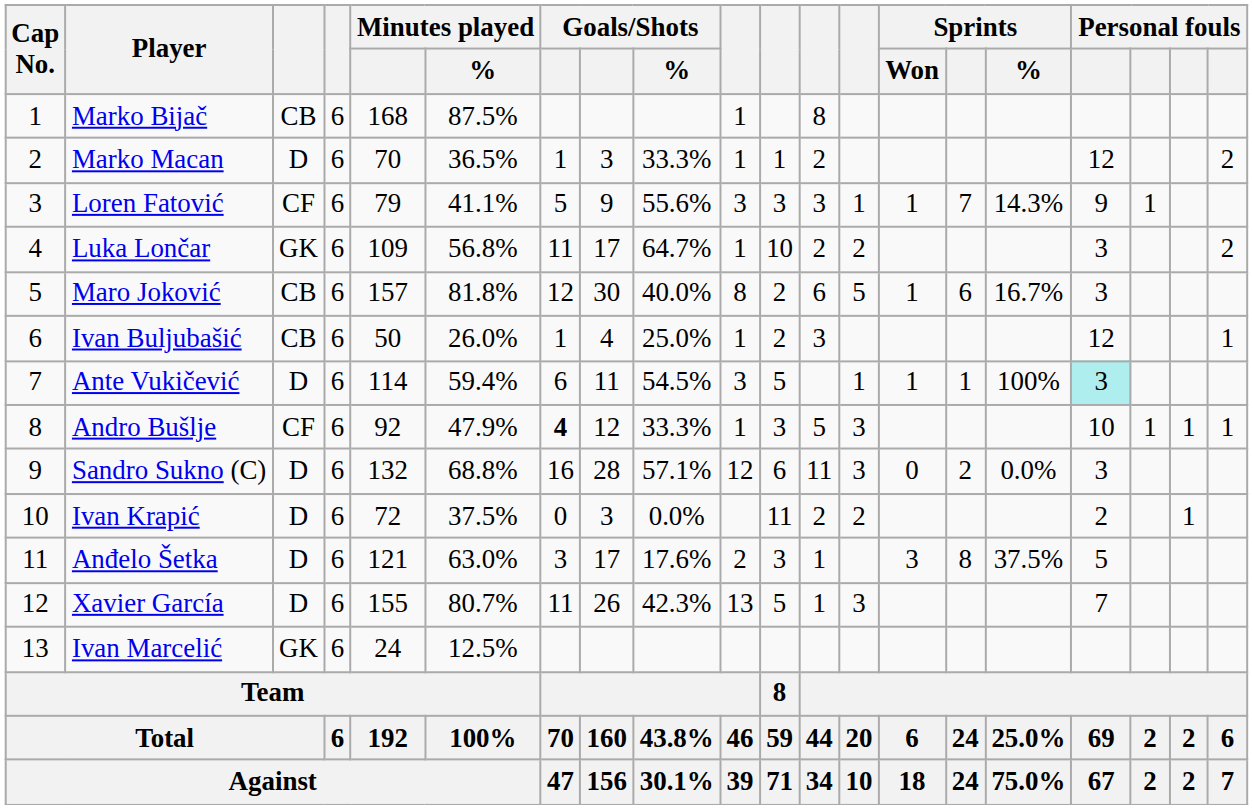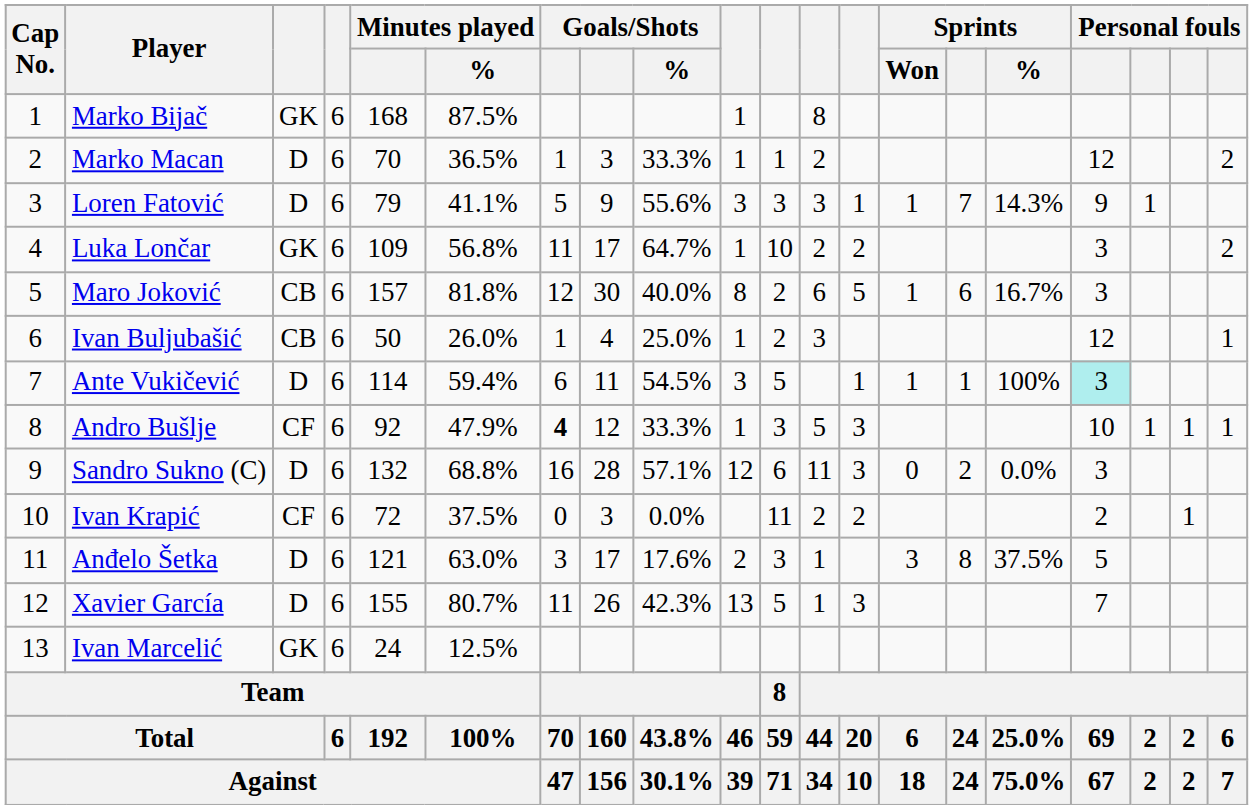(299, 115) CB -> (299, 115) GK
(299, 204) CF -> (299, 204) D
(299, 514) D -> (299, 514) CF
